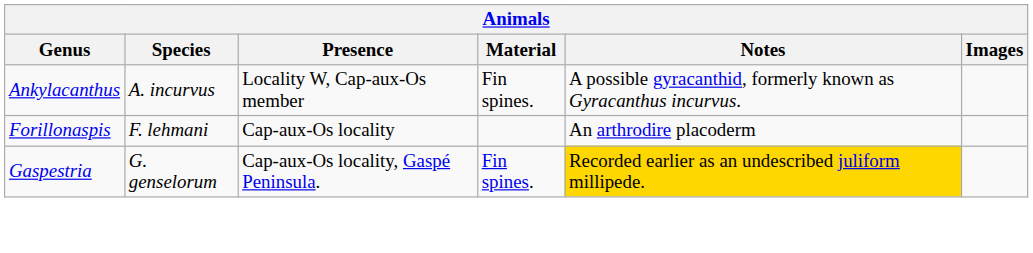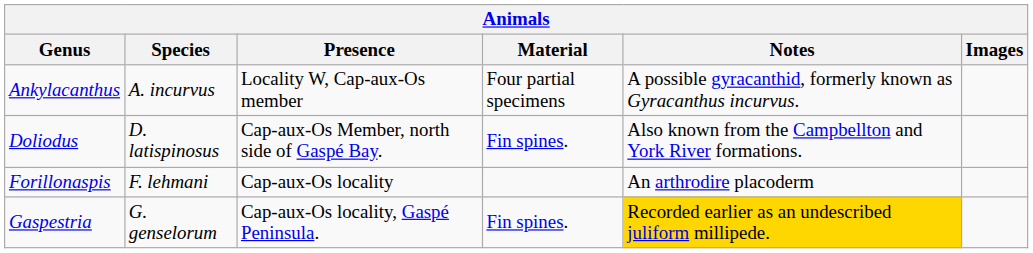(508, 89) Fin spines. -> (531, 89) Four partial specimens
+ row: (44, 141)
